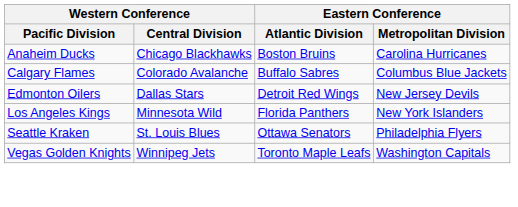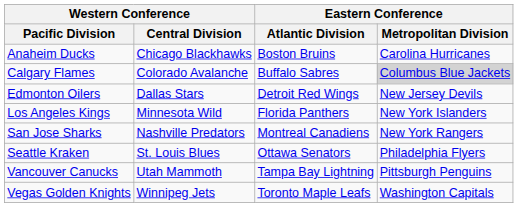(441, 73) no background -> (445, 73) lightgrey background
+ row: (54, 133)
+ row: (63, 172)
